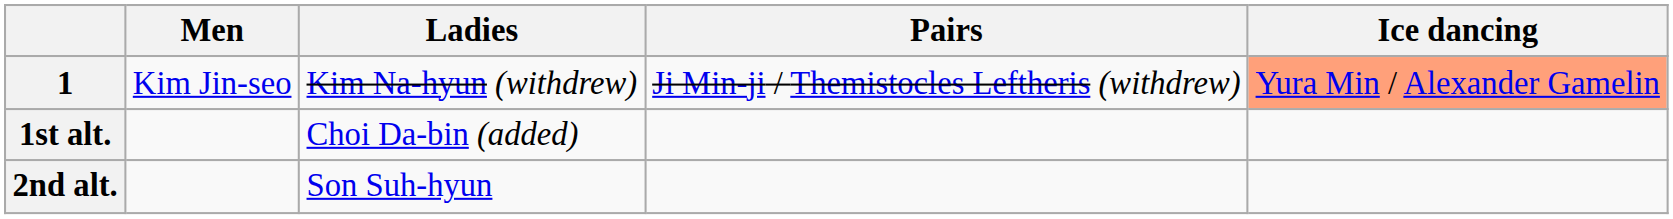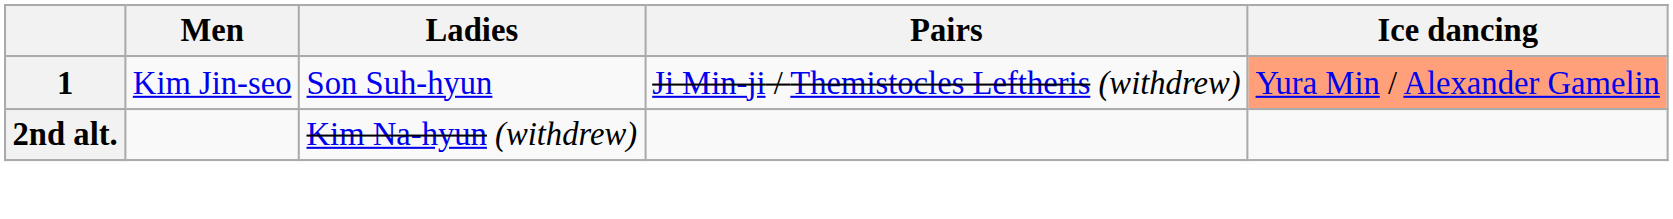(472, 82) Kim Na-hyun (withdrew) -> (399, 82) Son Suh-hyun
- row: (65, 133)
(399, 185) Son Suh-hyun -> (472, 133) Kim Na-hyun (withdrew)
